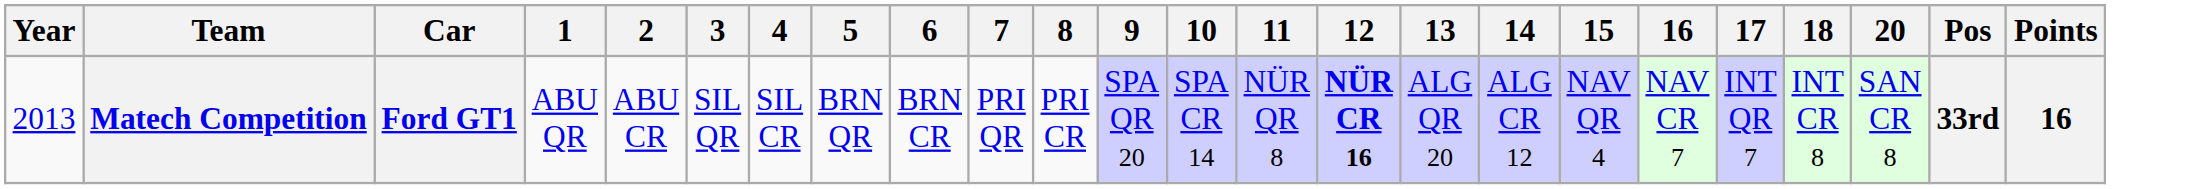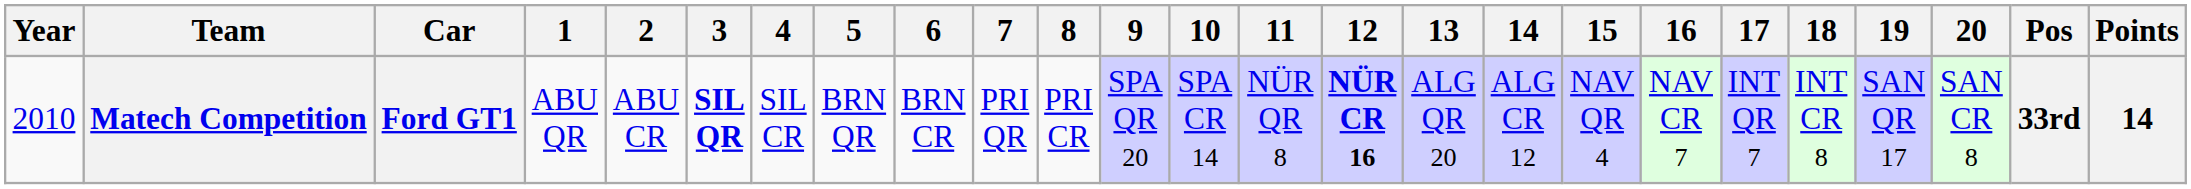+ column: (1894, 30)
(44, 118) 2013 -> (44, 118) 2010
(718, 118) normal -> (719, 118) bold
(2056, 118) 16 -> (2137, 118) 14
